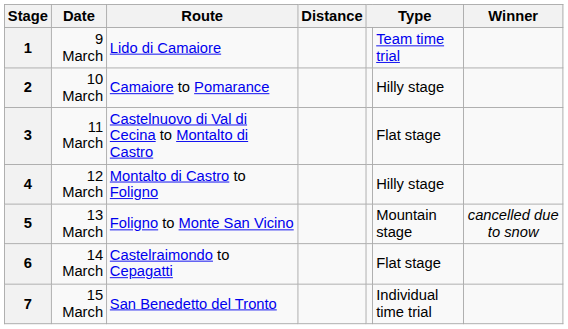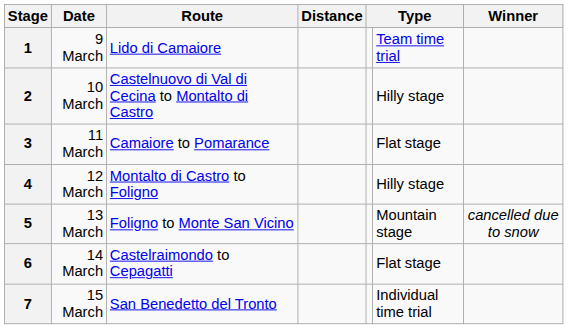(190, 87) Camaiore to Pomarance -> (179, 95) Castelnuovo di Val di Cecina to Montalto di Castro
(179, 135) Castelnuovo di Val di Cecina to Montalto di Castro -> (190, 144) Camaiore to Pomarance
